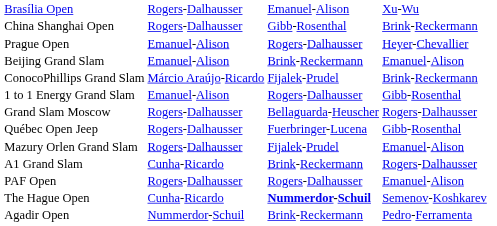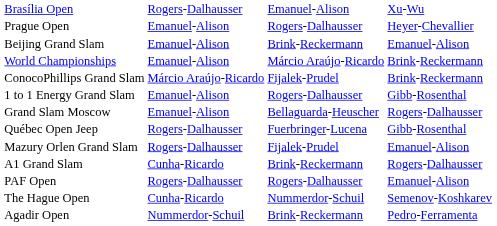- row: (59, 26)
+ row: (60, 60)
(195, 112) Rogers-Dalhausser -> (188, 112) Emanuel-Alison
(319, 198) bold -> (316, 198) normal
